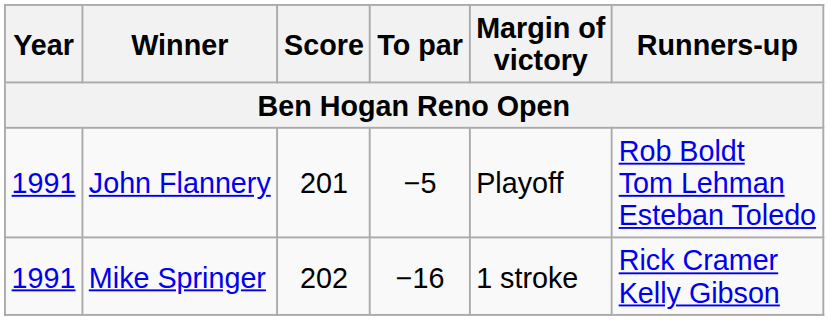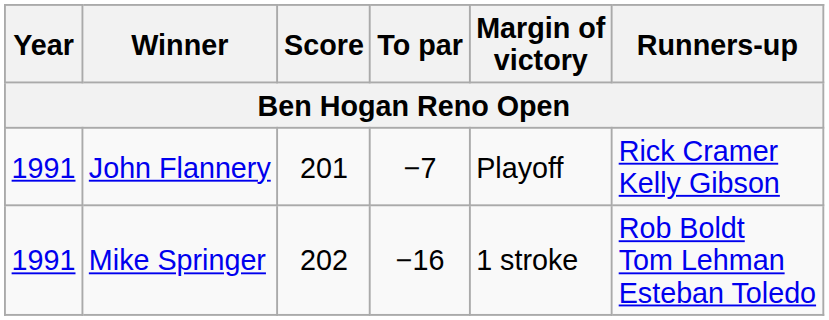(420, 183) −5 -> (420, 167) −7
(717, 183) Rob Boldt Tom Lehman Esteban Toledo -> (699, 167) Rick Cramer Kelly Gibson
(699, 277) Rick Cramer Kelly Gibson -> (717, 261) Rob Boldt Tom Lehman Esteban Toledo
